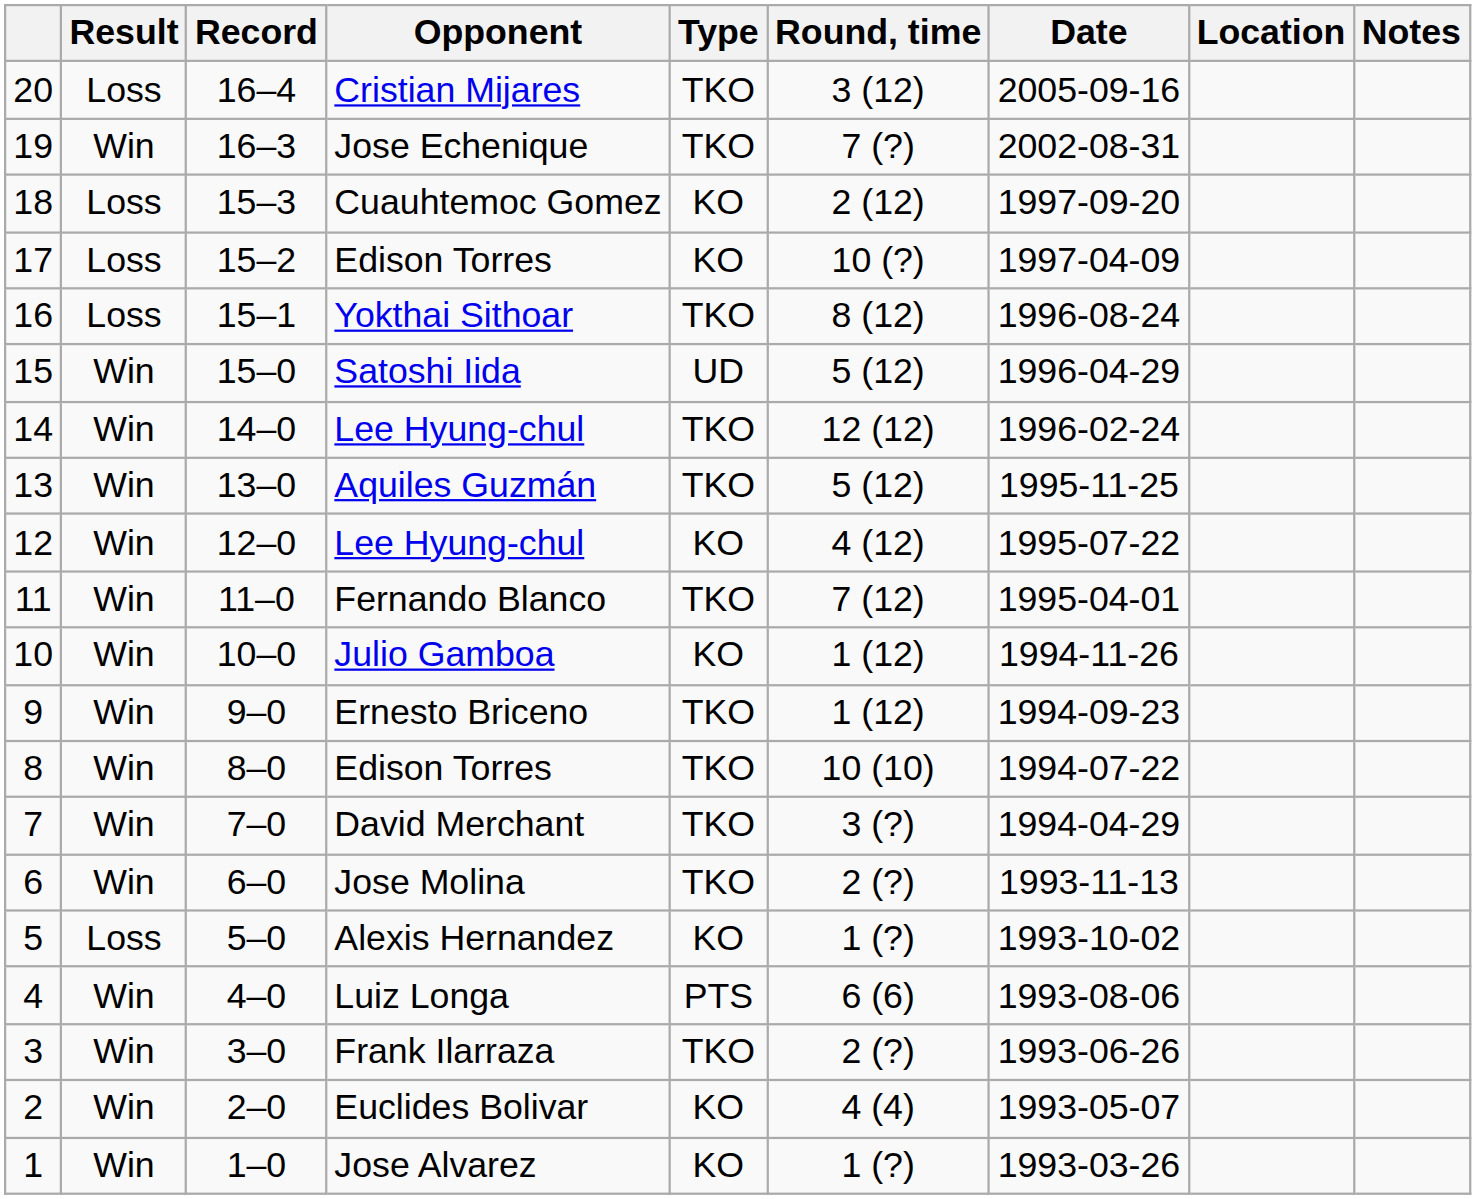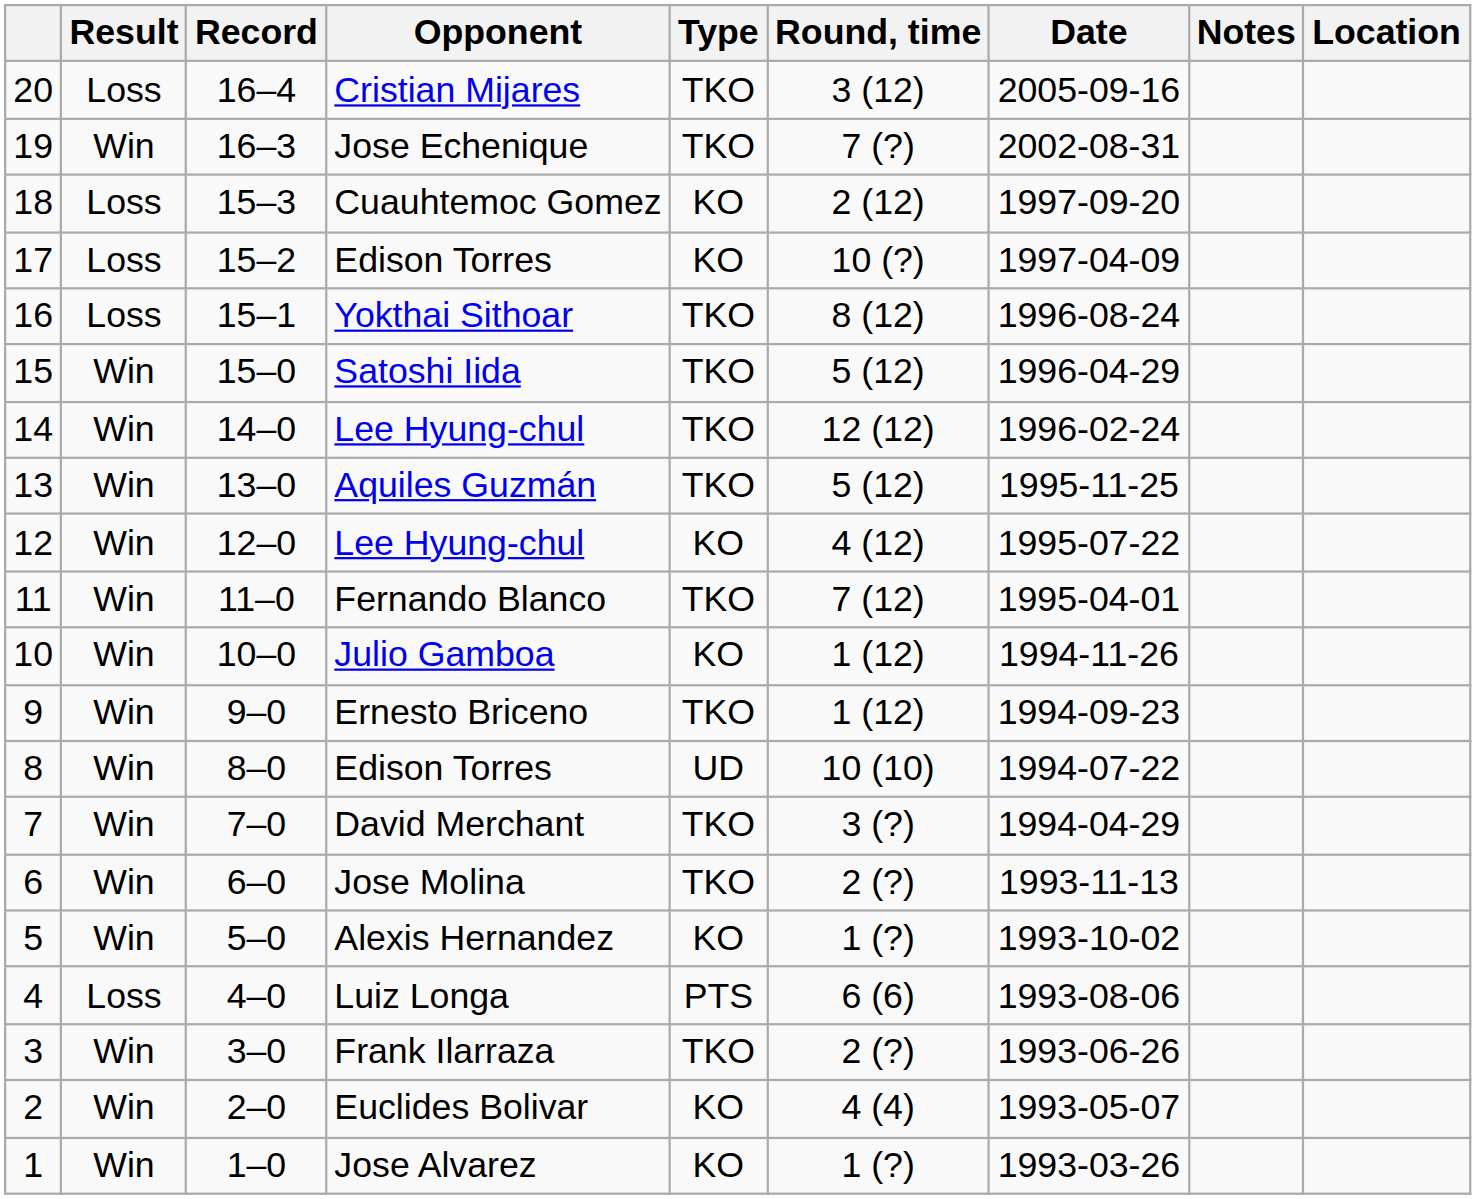columns swapped: (1271, 32) <-> (1411, 32)
(718, 372) UD -> (718, 372) TKO
(718, 768) TKO -> (718, 768) UD
(124, 938) Loss -> (124, 938) Win
(124, 994) Win -> (124, 994) Loss
